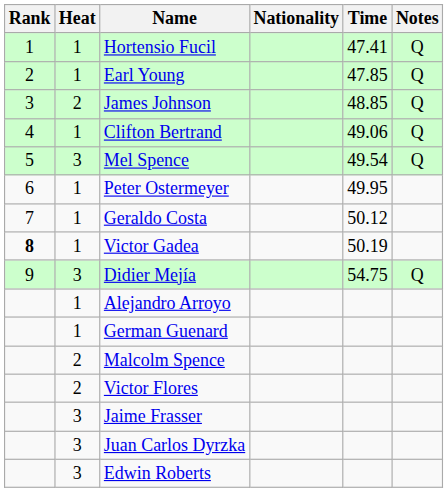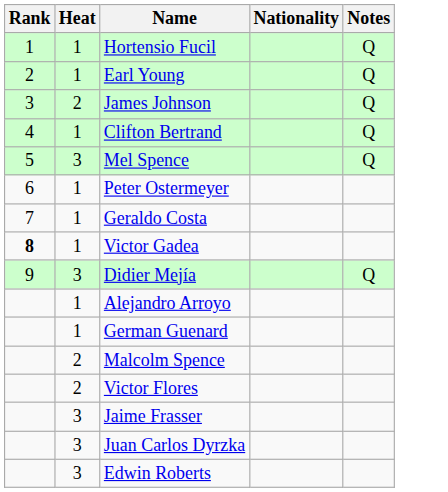- column: (368, 18)
